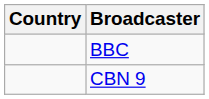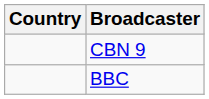rows swapped: (118, 79) <-> (109, 49)
